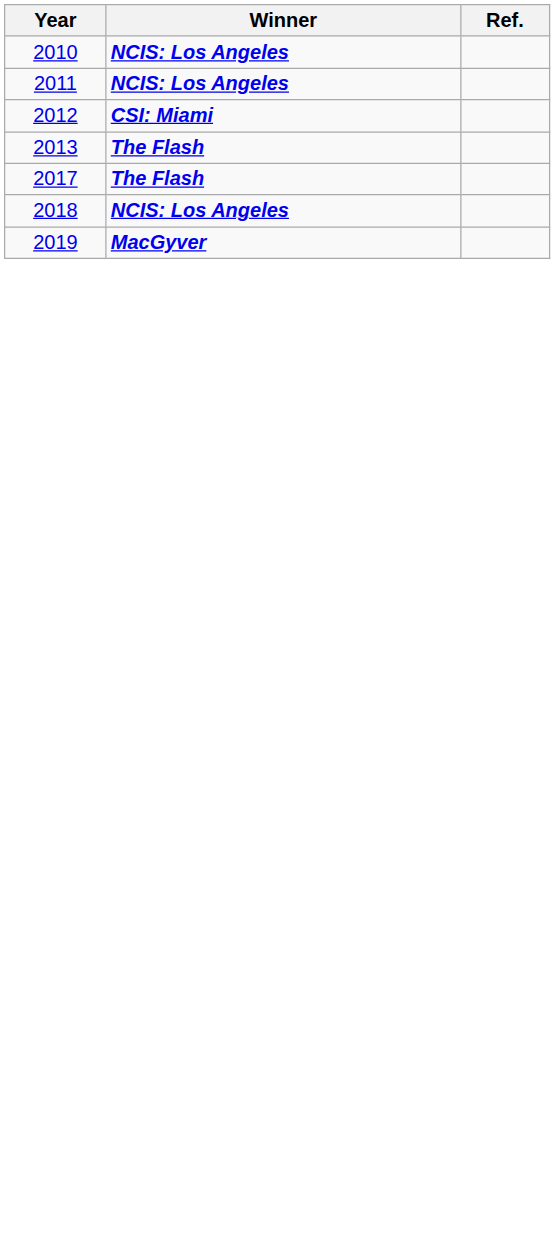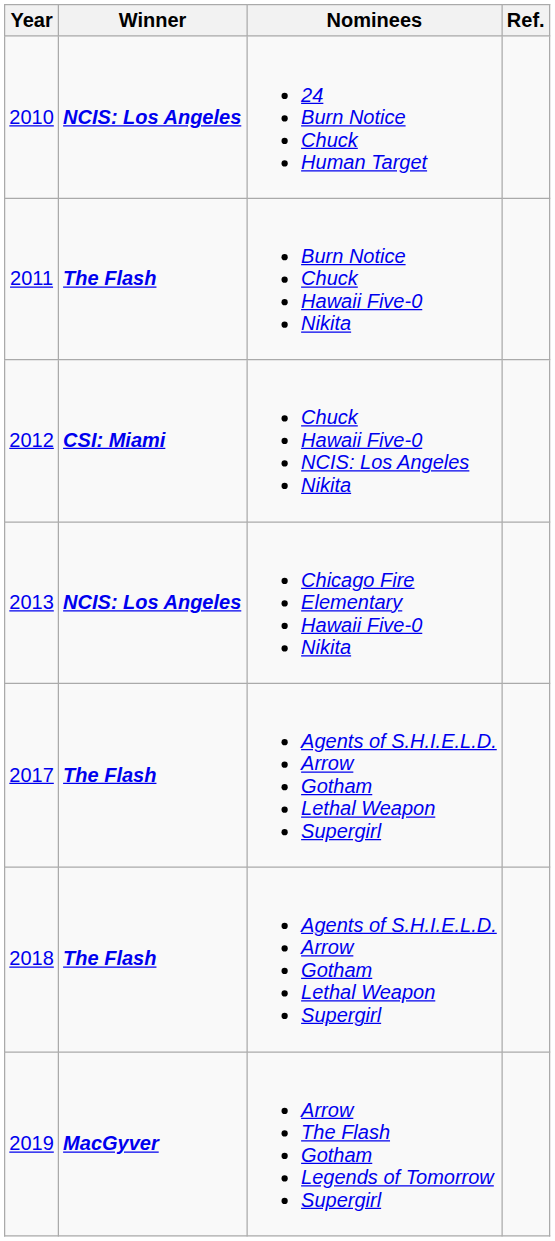+ column: (374, 20)
(200, 83) NCIS: Los Angeles -> (110, 278) The Flash
(157, 147) The Flash -> (152, 602) NCIS: Los Angeles
(200, 210) NCIS: Los Angeles -> (110, 959) The Flash
